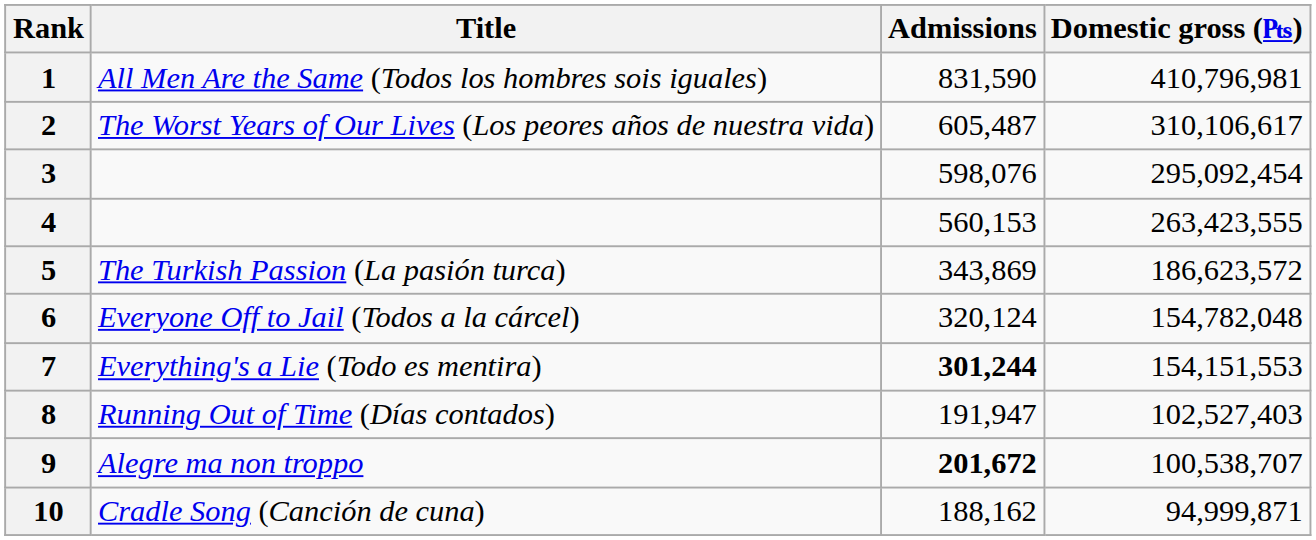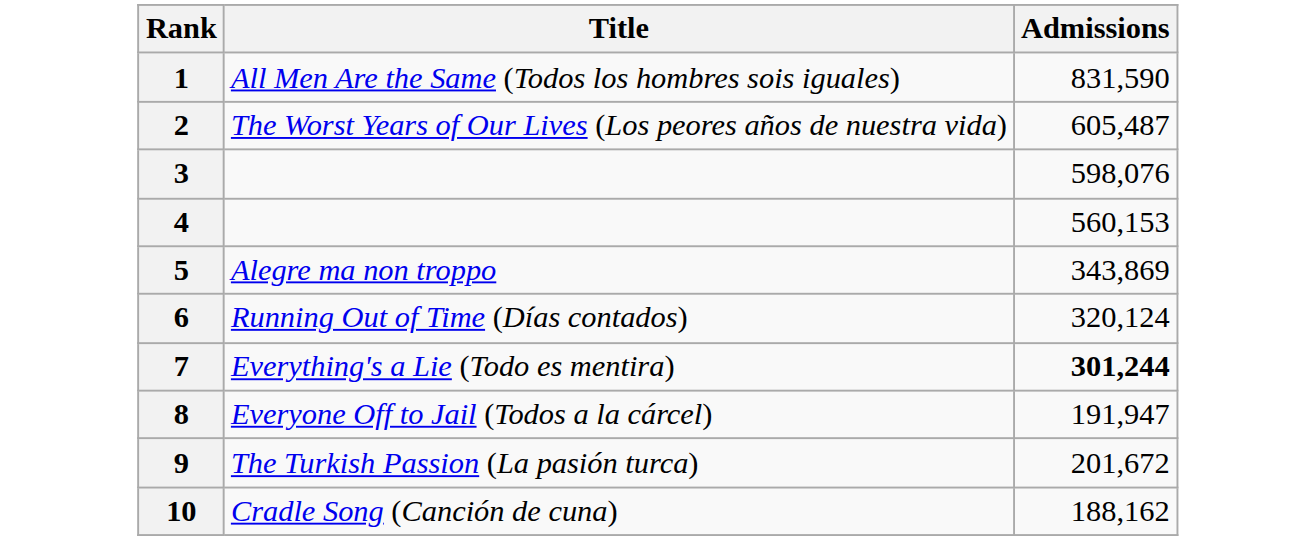- column: (1177, 28)
(332, 269) The Turkish Passion (La pasión turca) -> (364, 269) Alegre ma non troppo
(339, 317) Everyone Off to Jail (Todos a la cárcel) -> (459, 317) Running Out of Time (Días contados)
(326, 414) Running Out of Time (Días contados) -> (472, 414) Everyone Off to Jail (Todos a la cárcel)
(231, 462) Alegre ma non troppo -> (465, 462) The Turkish Passion (La pasión turca)
(987, 462) bold -> (1120, 462) normal
